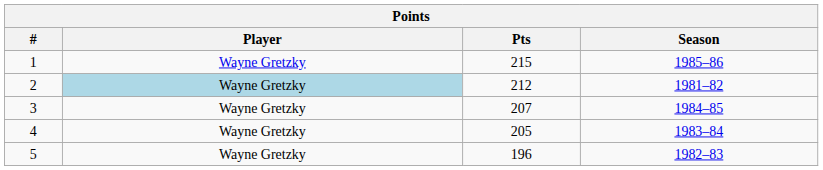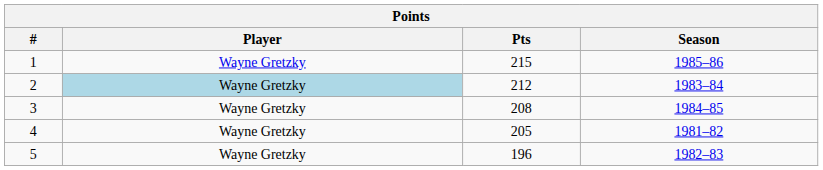(699, 85) 1981–82 -> (699, 85) 1983–84
(521, 108) 207 -> (521, 108) 208
(699, 131) 1983–84 -> (699, 131) 1981–82
